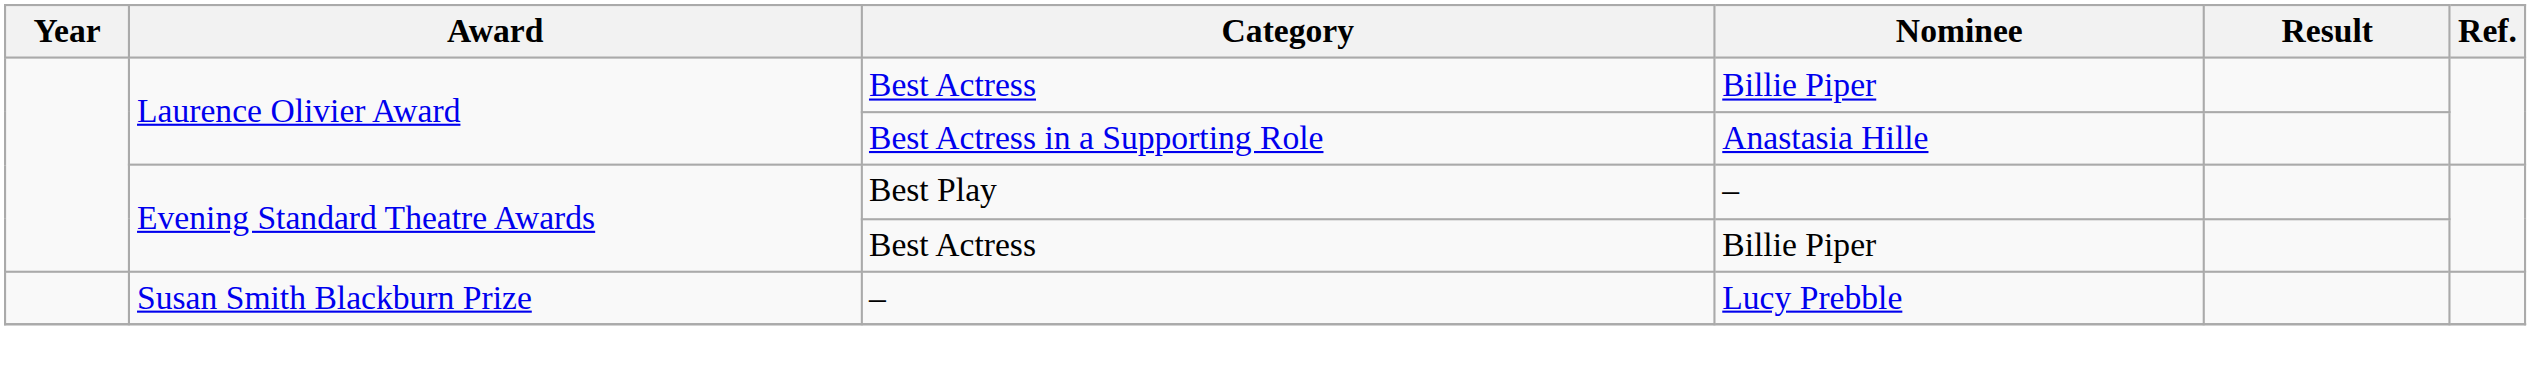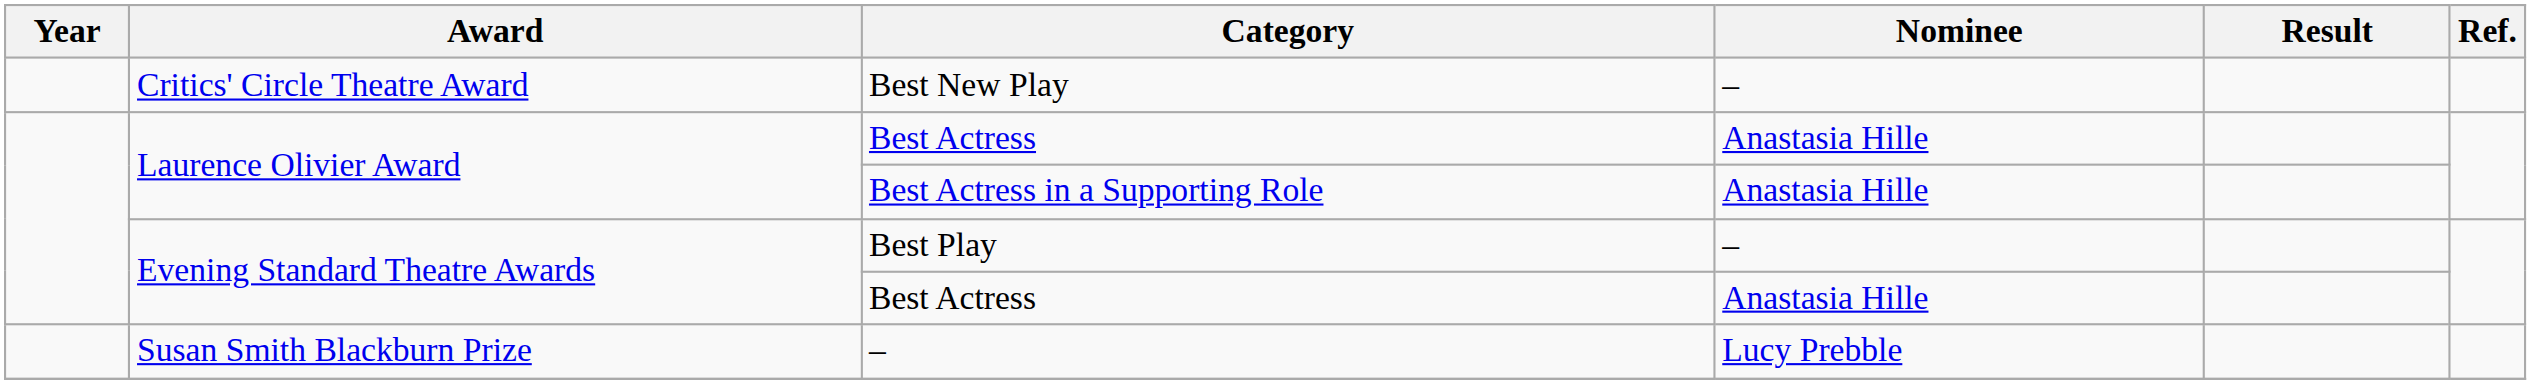+ row: (333, 84)
(1799, 84) Billie Piper -> (1825, 137) Anastasia Hille
(1799, 244) Billie Piper -> (1825, 297) Anastasia Hille
